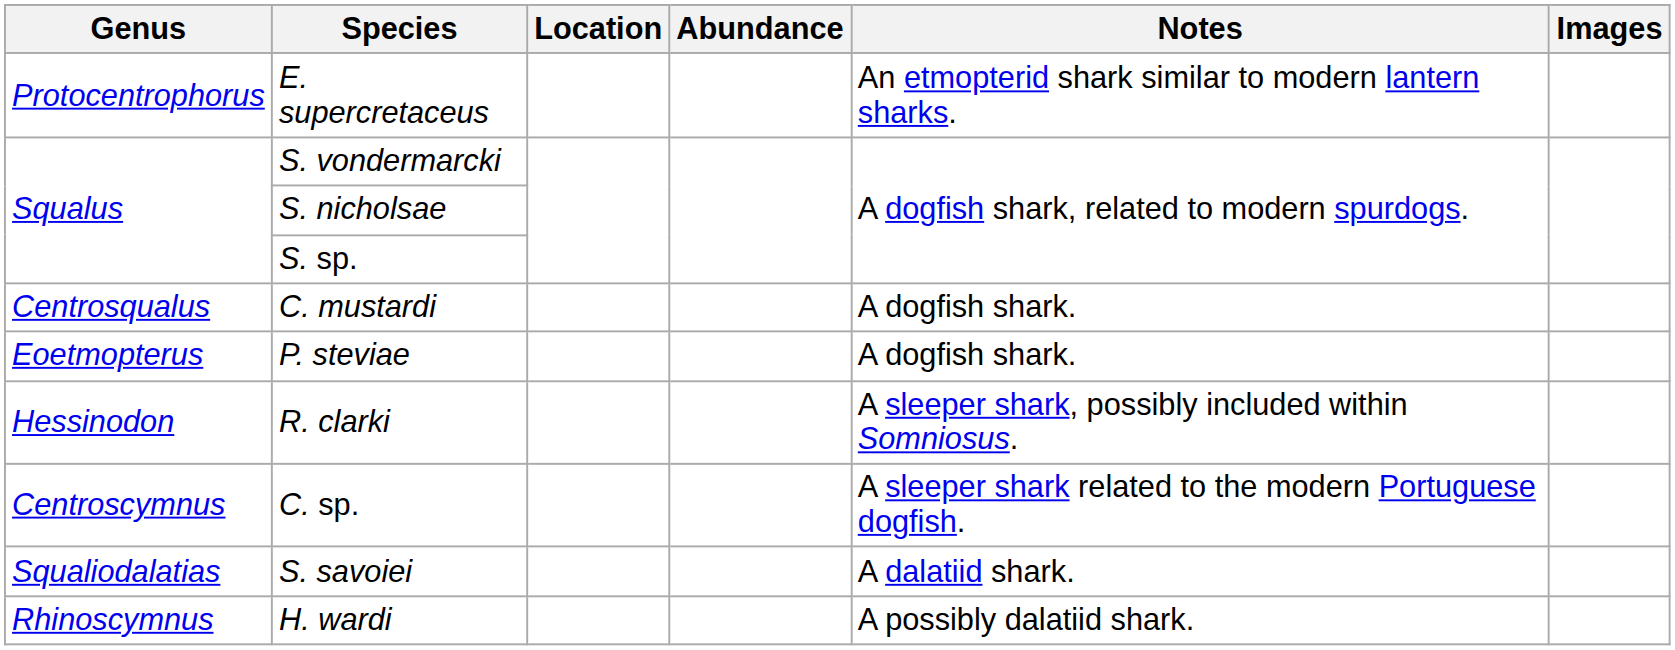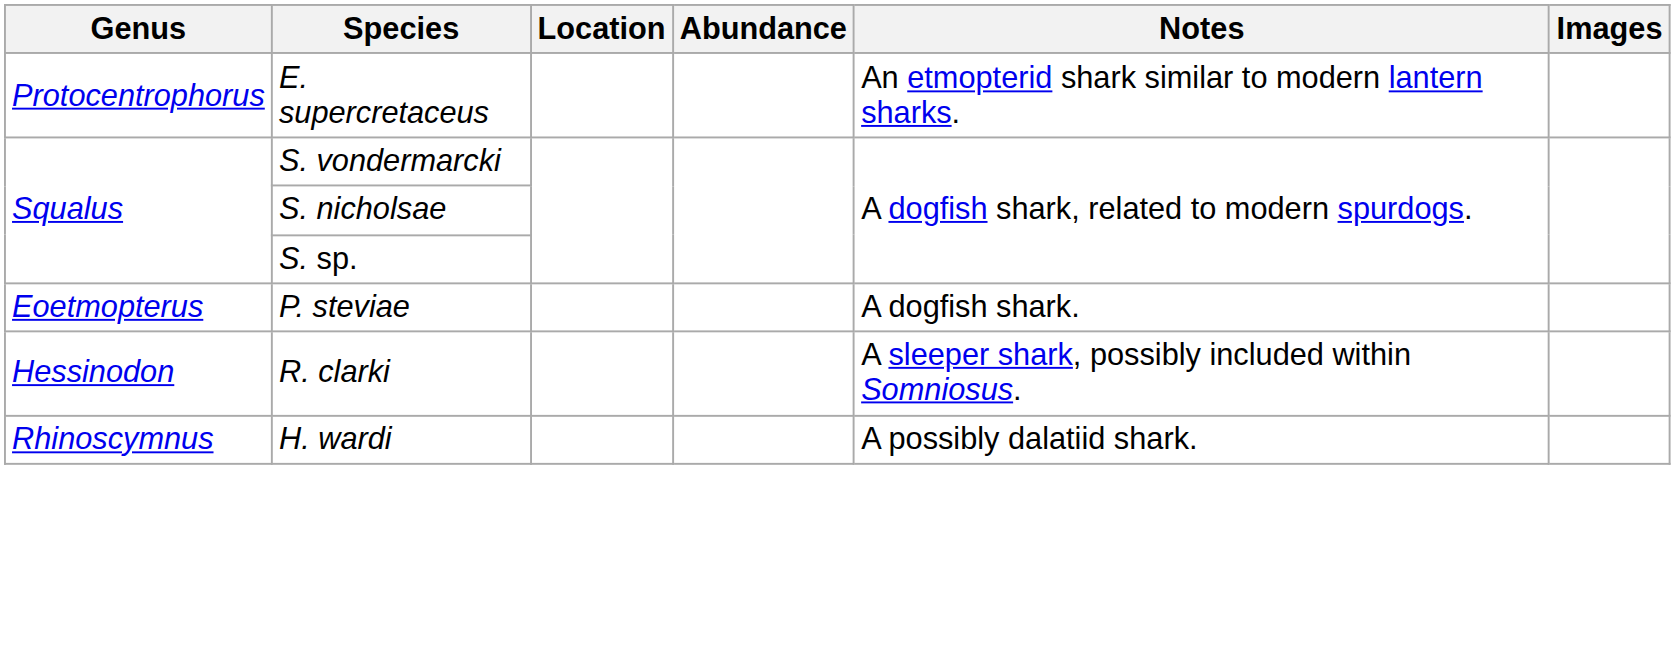- row: (357, 307)
- row: (319, 505)
- row: (346, 571)
